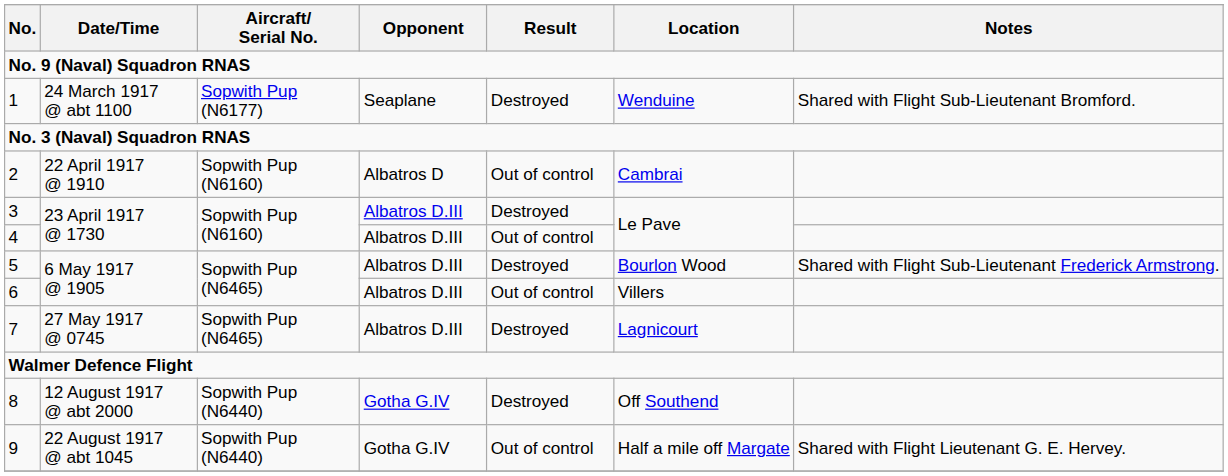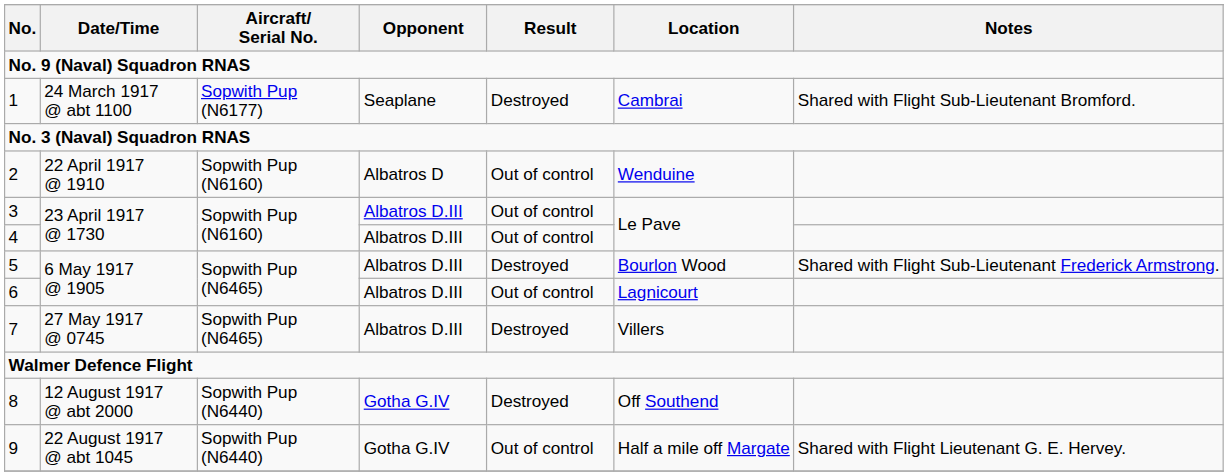(656, 101) Wenduine -> (650, 101) Cambrai
(650, 174) Cambrai -> (656, 174) Wenduine
(530, 211) Destroyed -> (542, 211) Out of control
(641, 292) Villers -> (658, 292) Lagnicourt
(658, 329) Lagnicourt -> (641, 329) Villers
